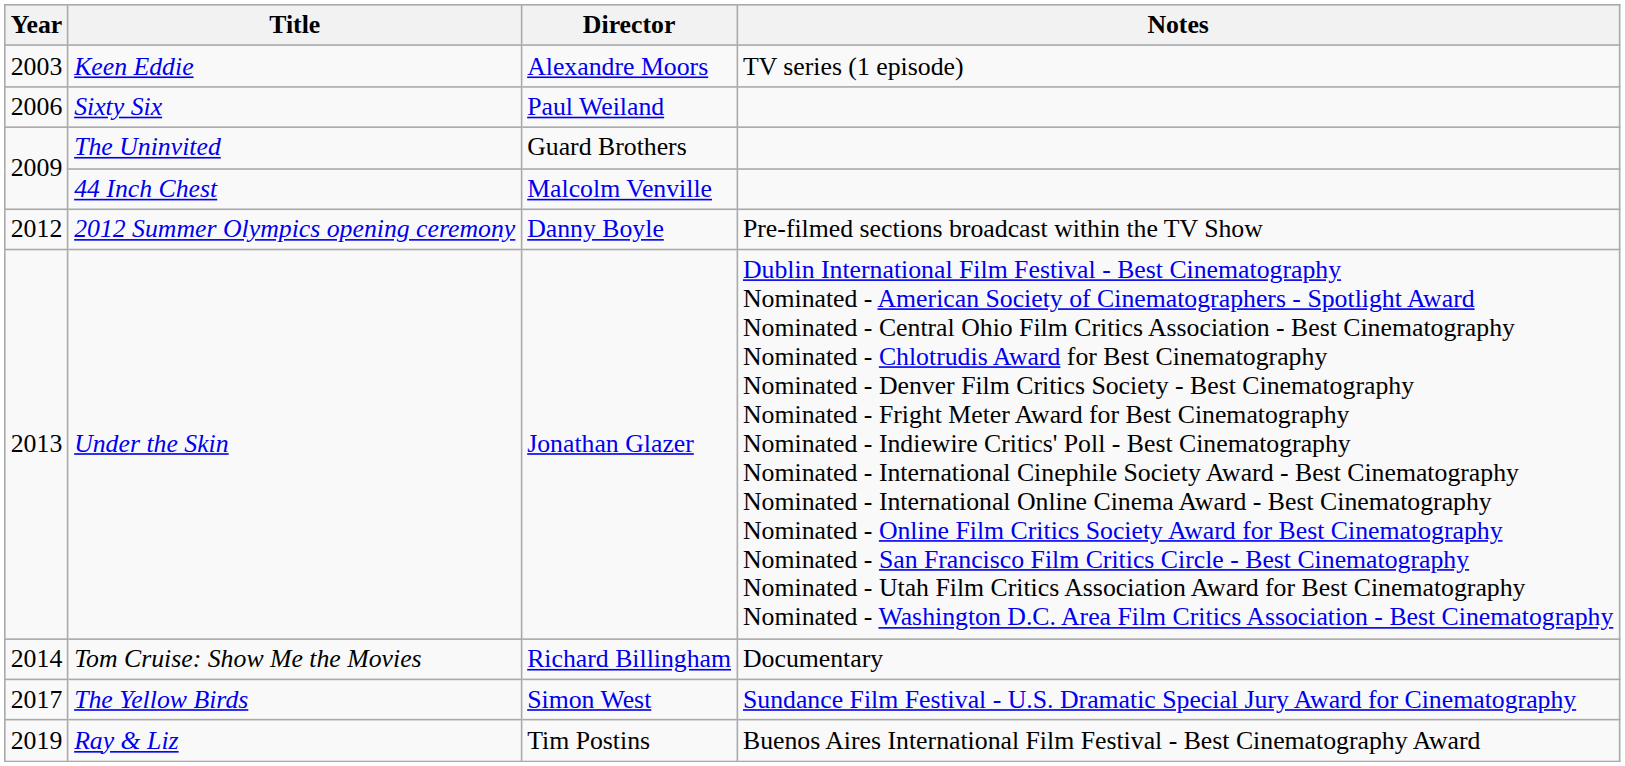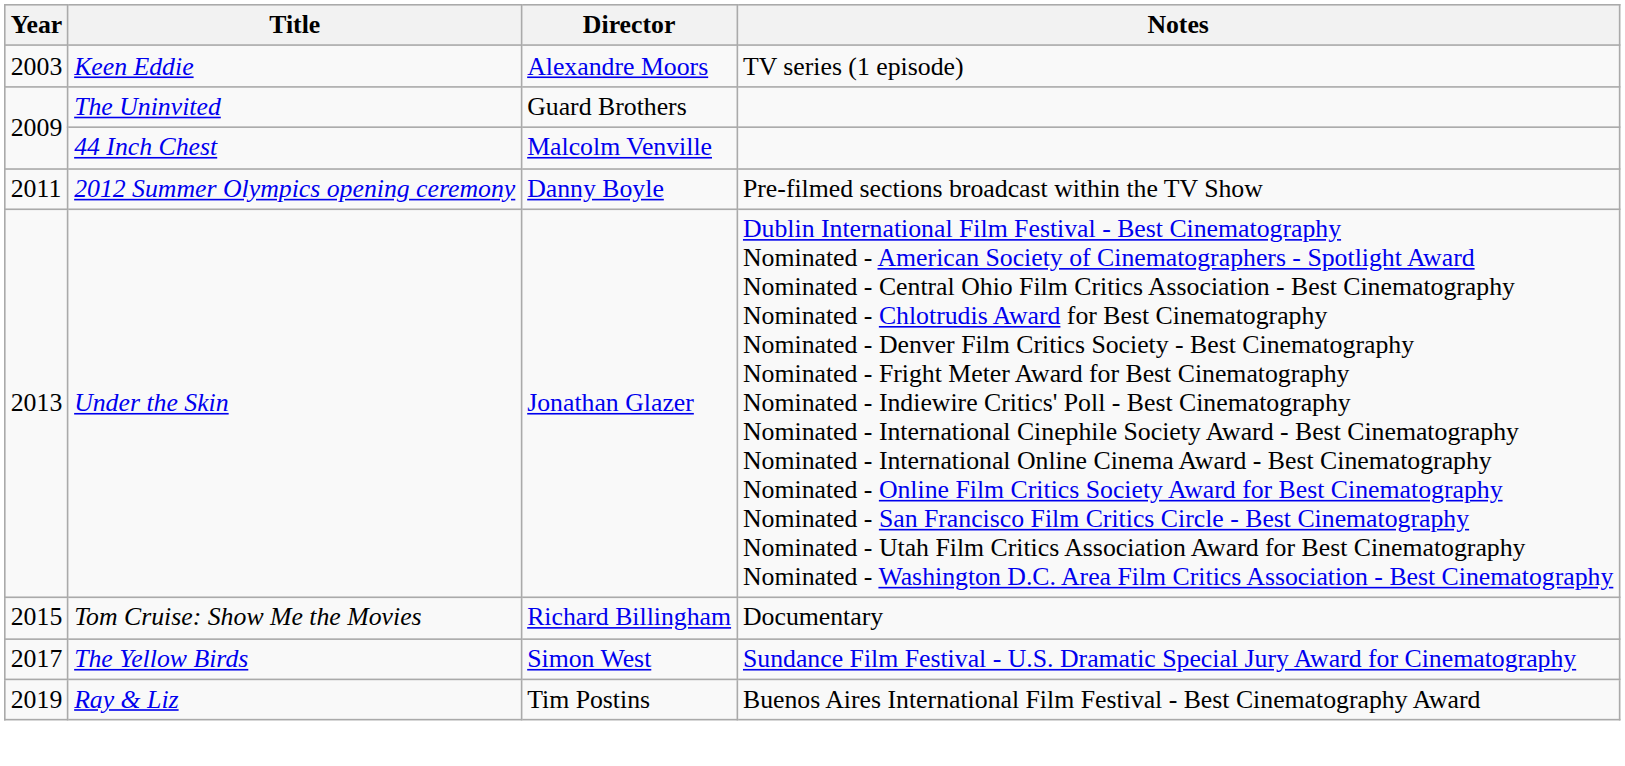- row: (118, 106)
(37, 229) 2012 -> (36, 188) 2011
(37, 658) 2014 -> (37, 617) 2015
